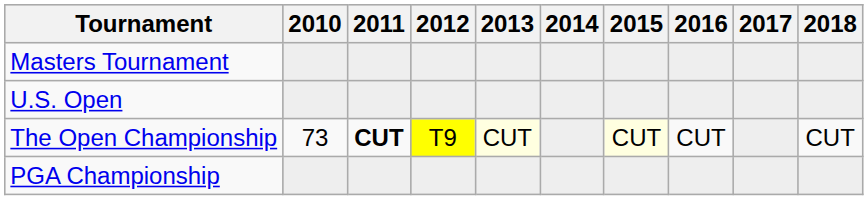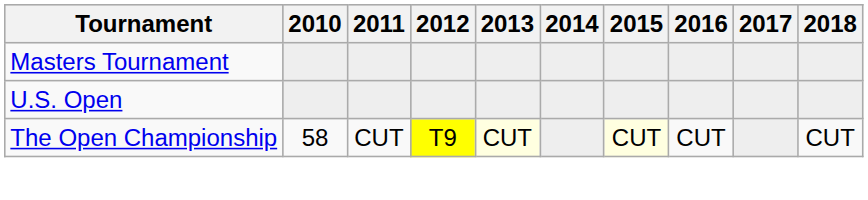(315, 138) 73 -> (315, 138) 58
(379, 138) bold -> (379, 138) normal
- row: (115, 176)
